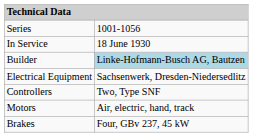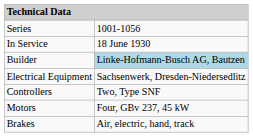(145, 108) Air, electric, hand, track -> (143, 108) Four, GBv 237, 45 kW
(143, 124) Four, GBv 237, 45 kW -> (145, 124) Air, electric, hand, track
